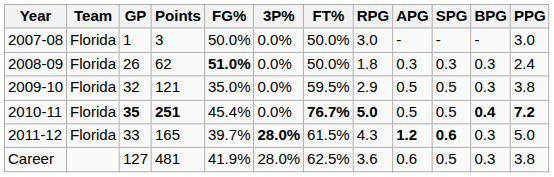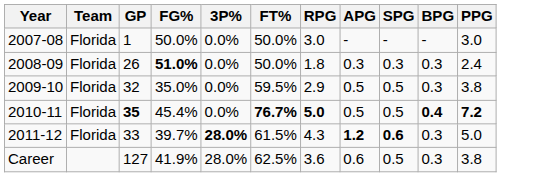- column: (178, 16)
